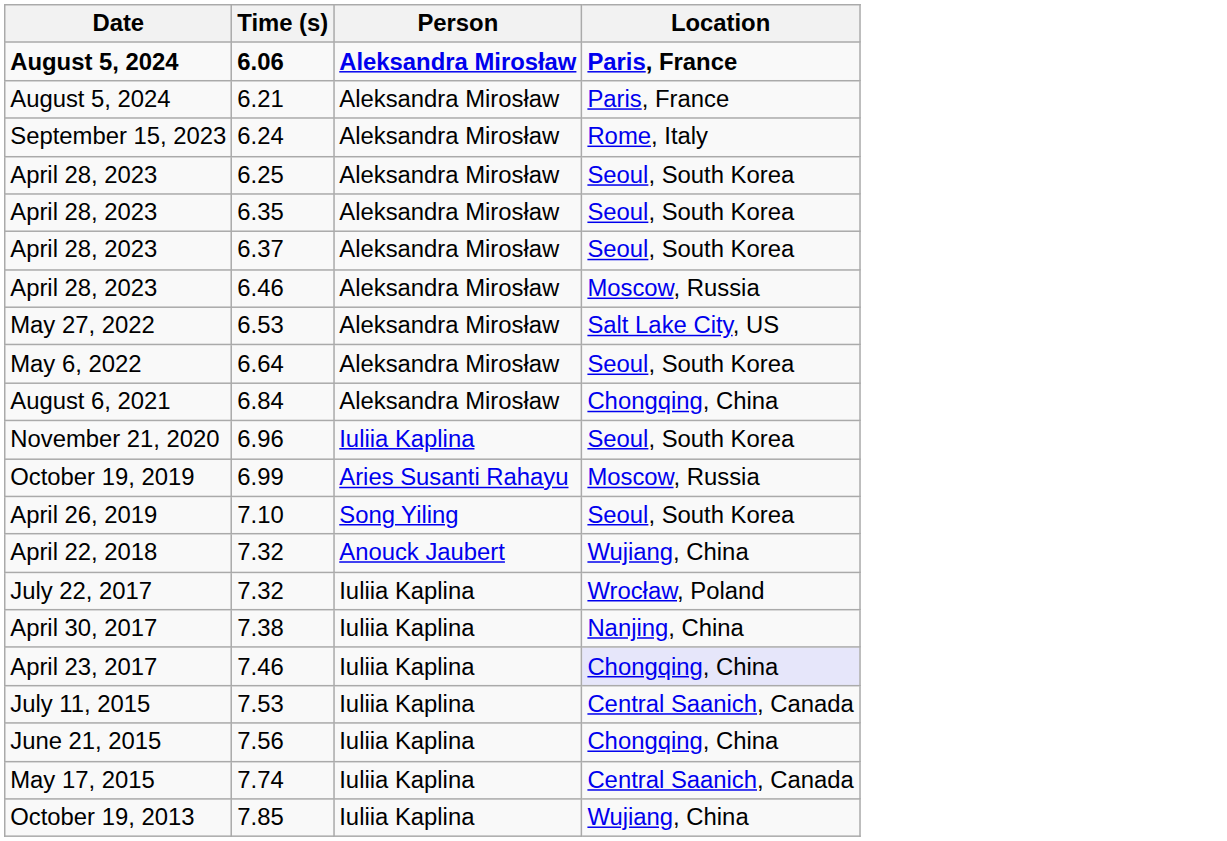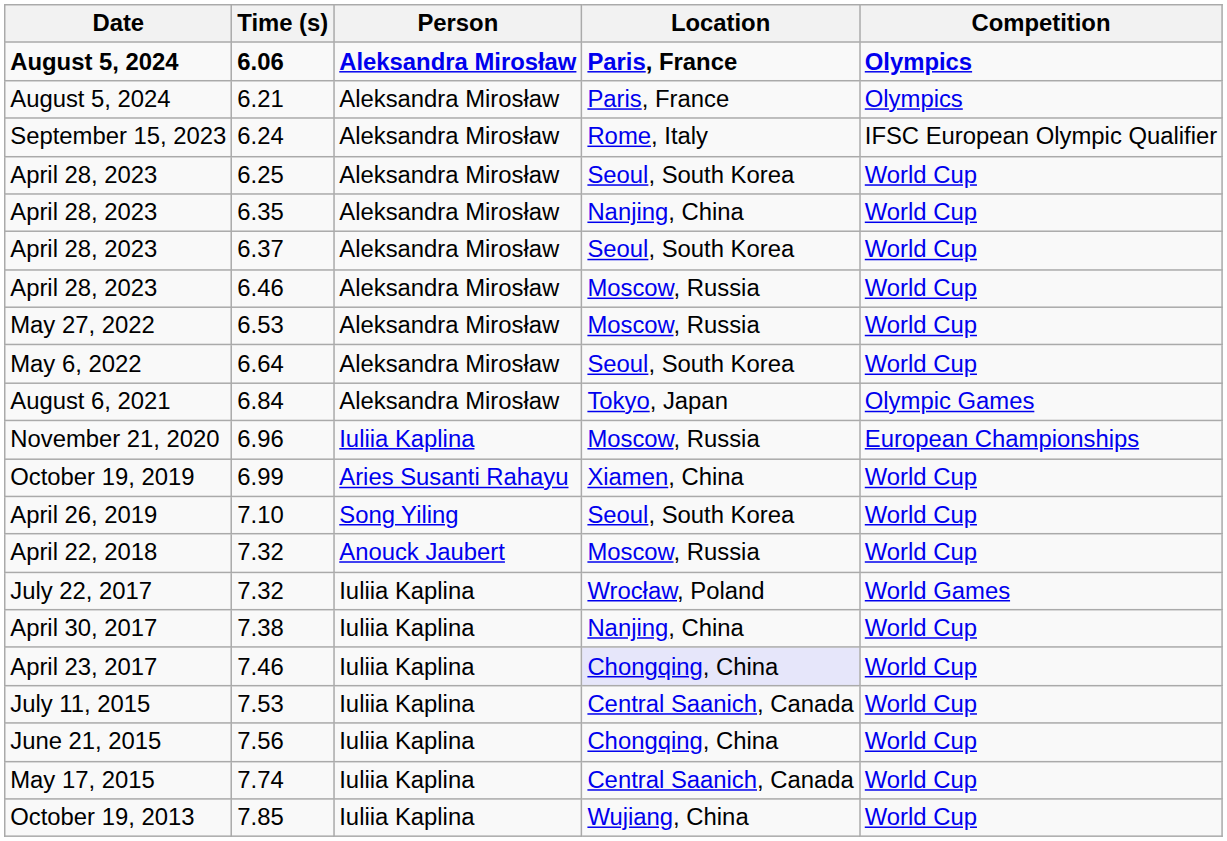+ column: (1041, 23)
(691, 212) Seoul, South Korea -> (666, 212) Nanjing, China
(683, 325) Salt Lake City, US -> (674, 325) Moscow, Russia
(683, 401) Chongqing, China -> (658, 401) Tokyo, Japan
(691, 439) Seoul, South Korea -> (674, 439) Moscow, Russia
(674, 477) Moscow, Russia -> (666, 477) Xiamen, China
(668, 552) Wujiang, China -> (674, 552) Moscow, Russia
